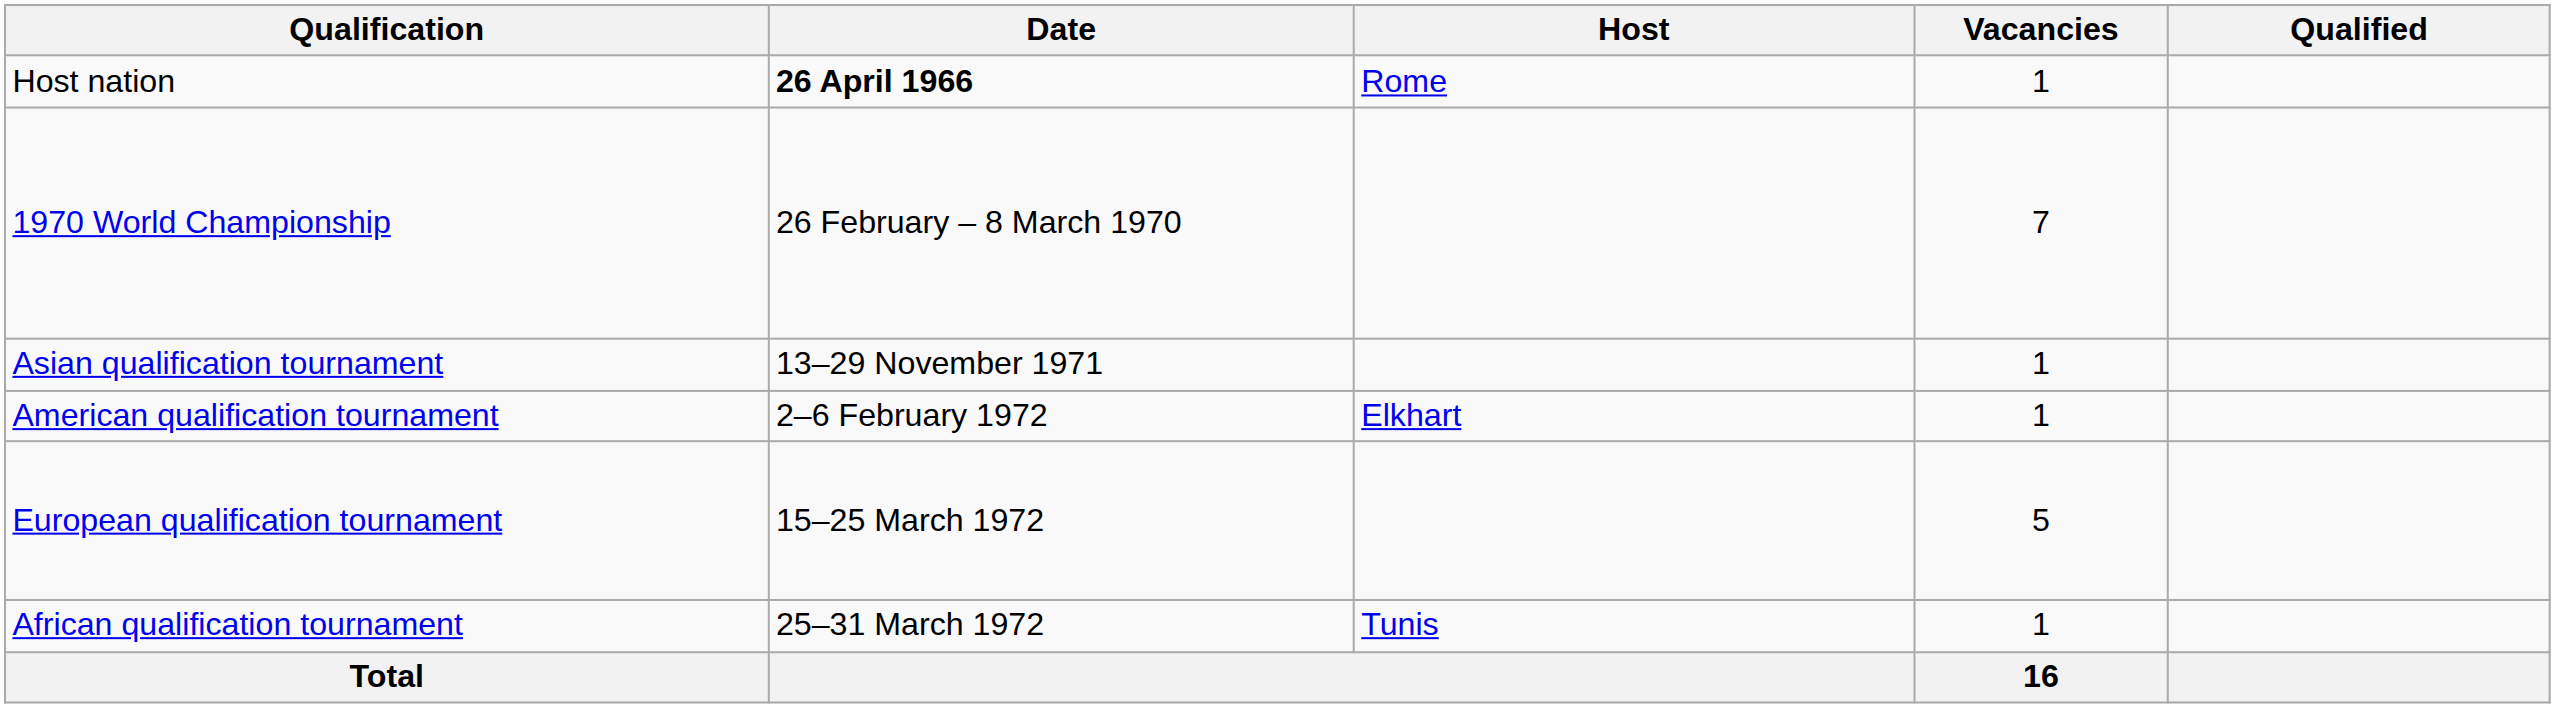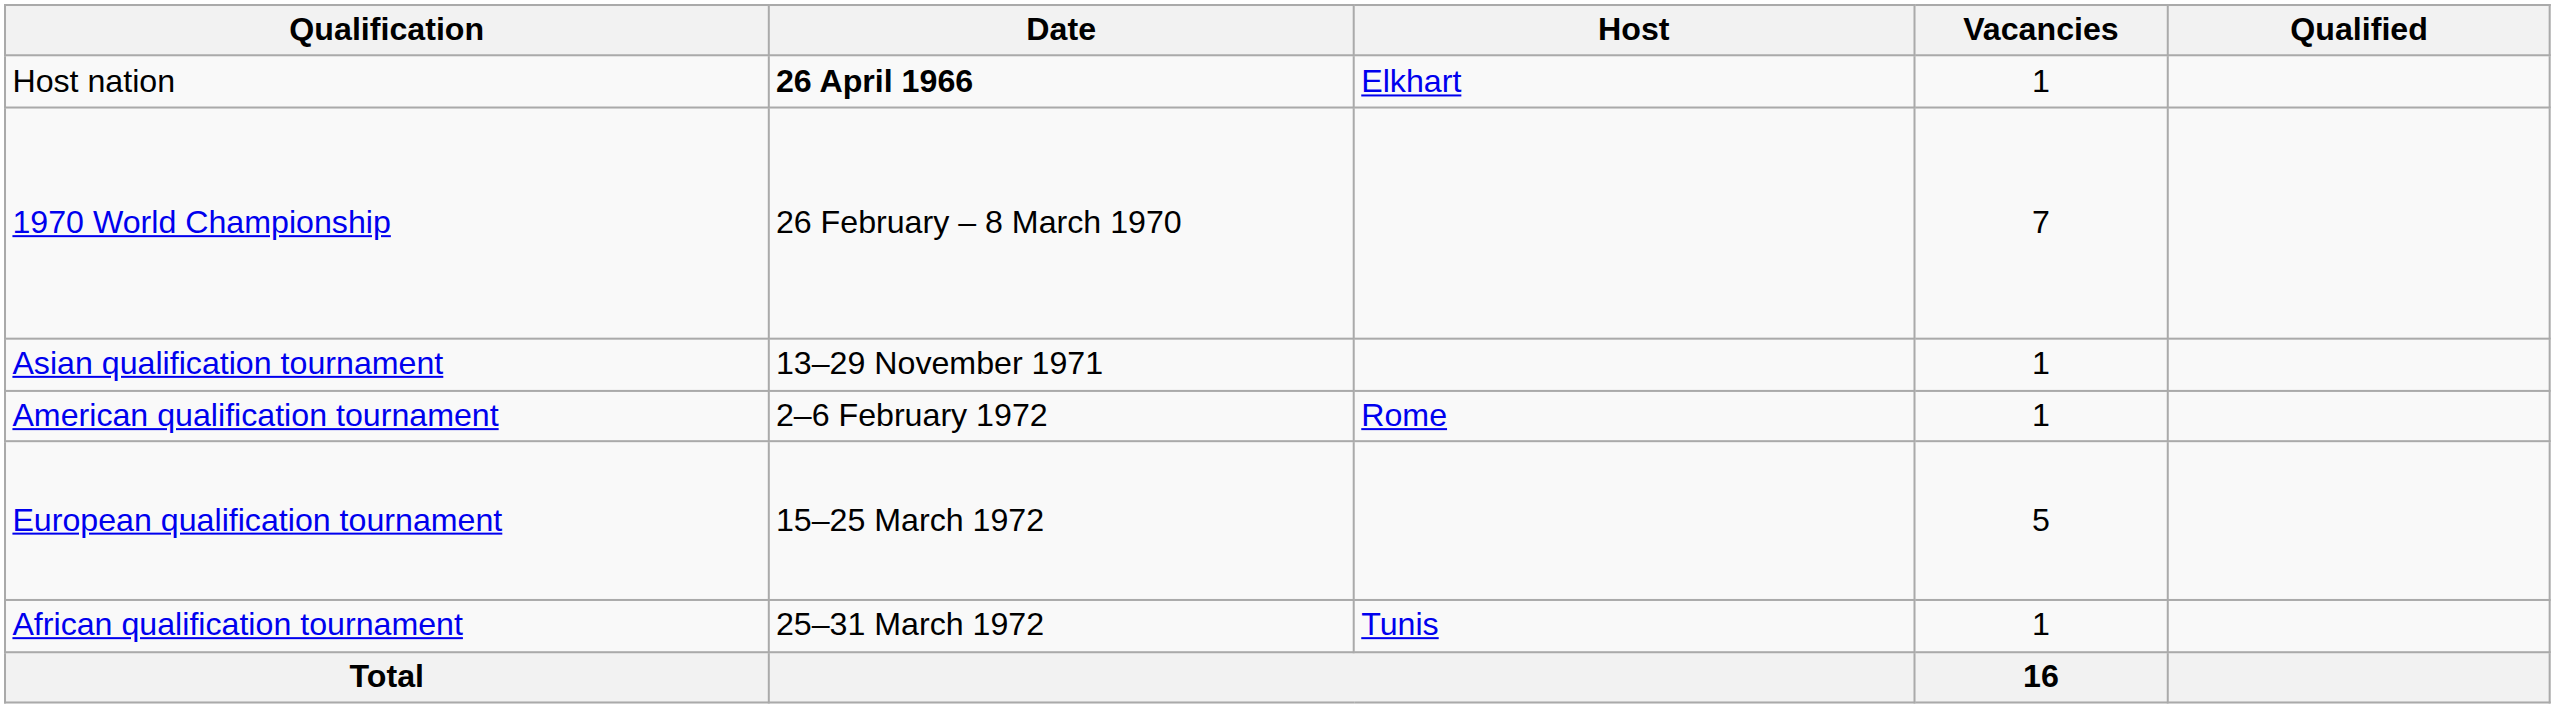(1404, 81) Rome -> (1411, 81) Elkhart
(1411, 414) Elkhart -> (1404, 414) Rome
